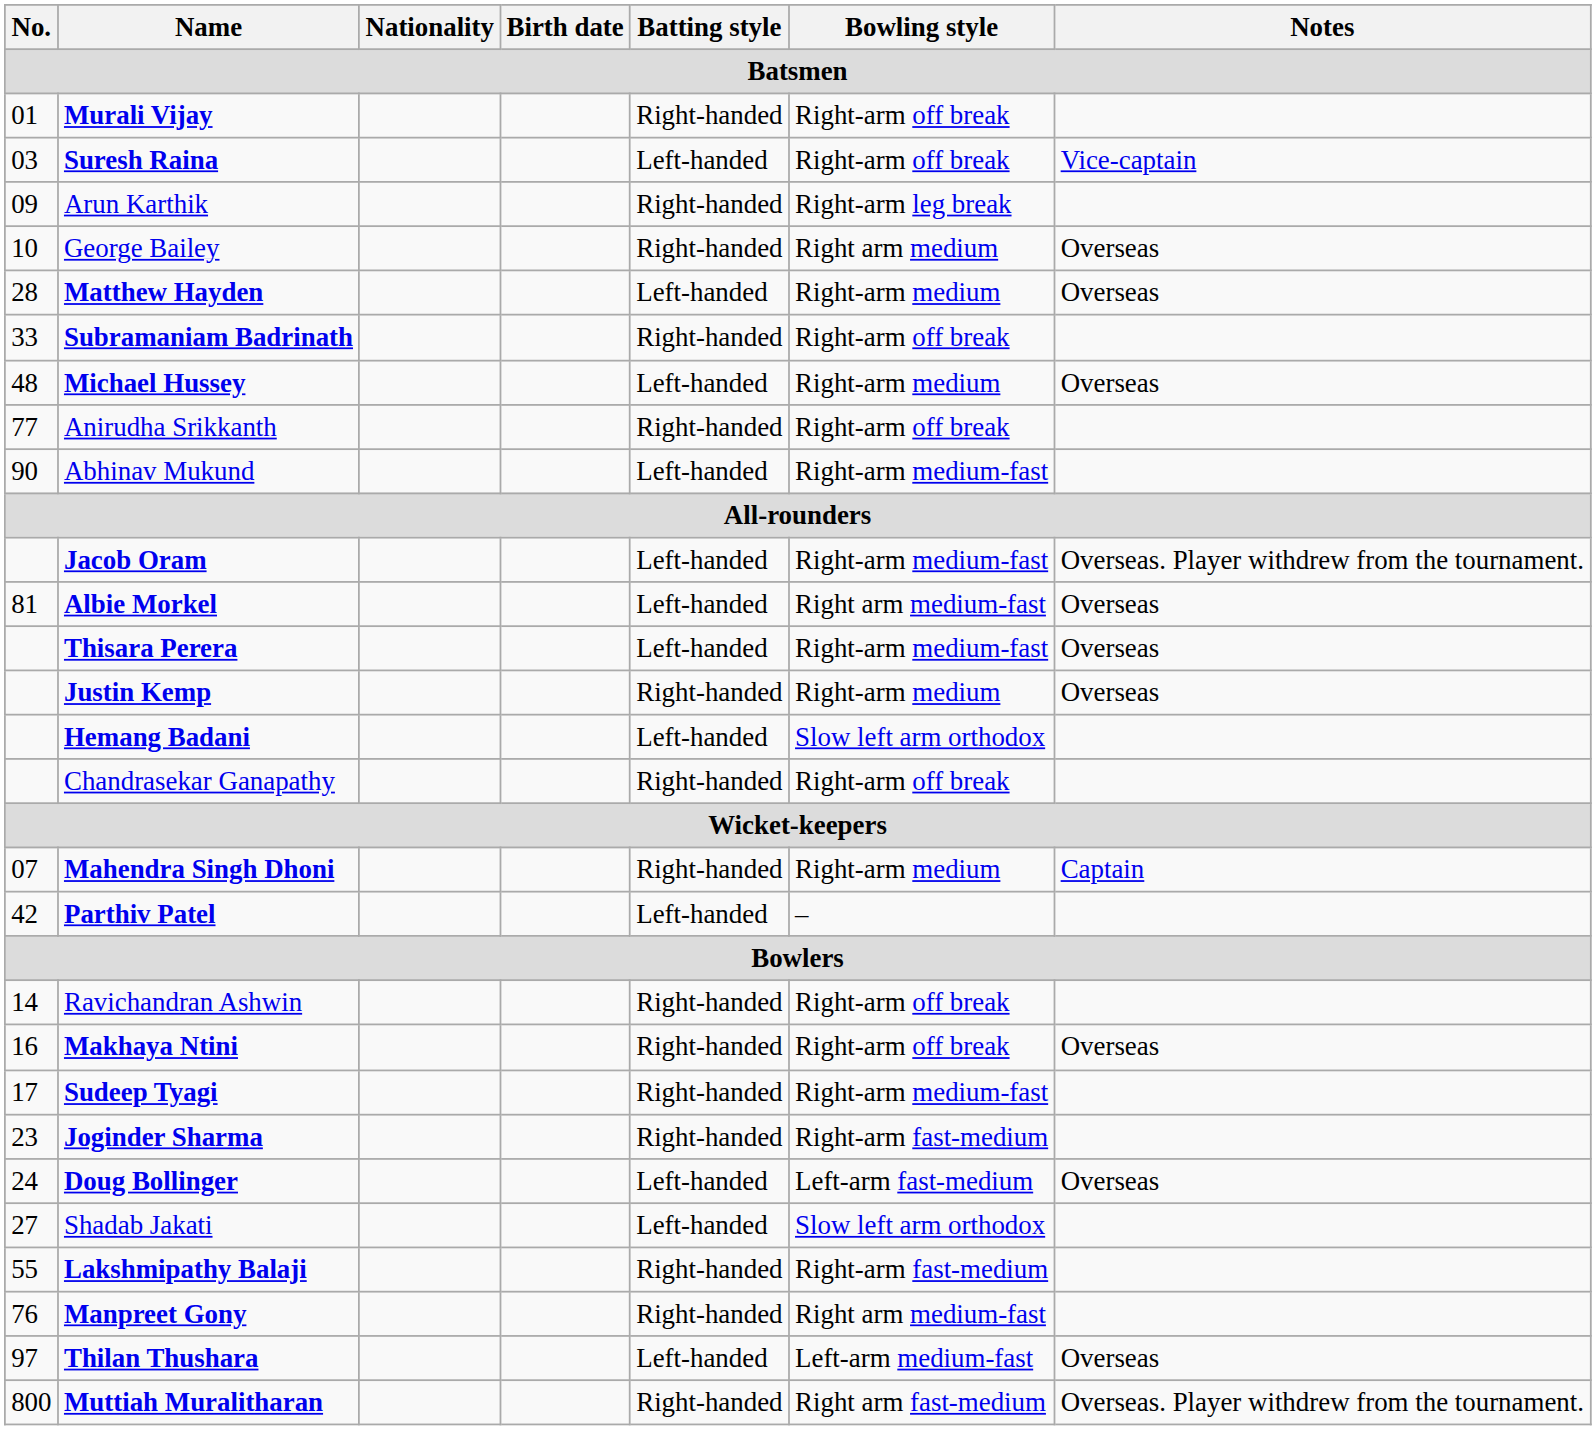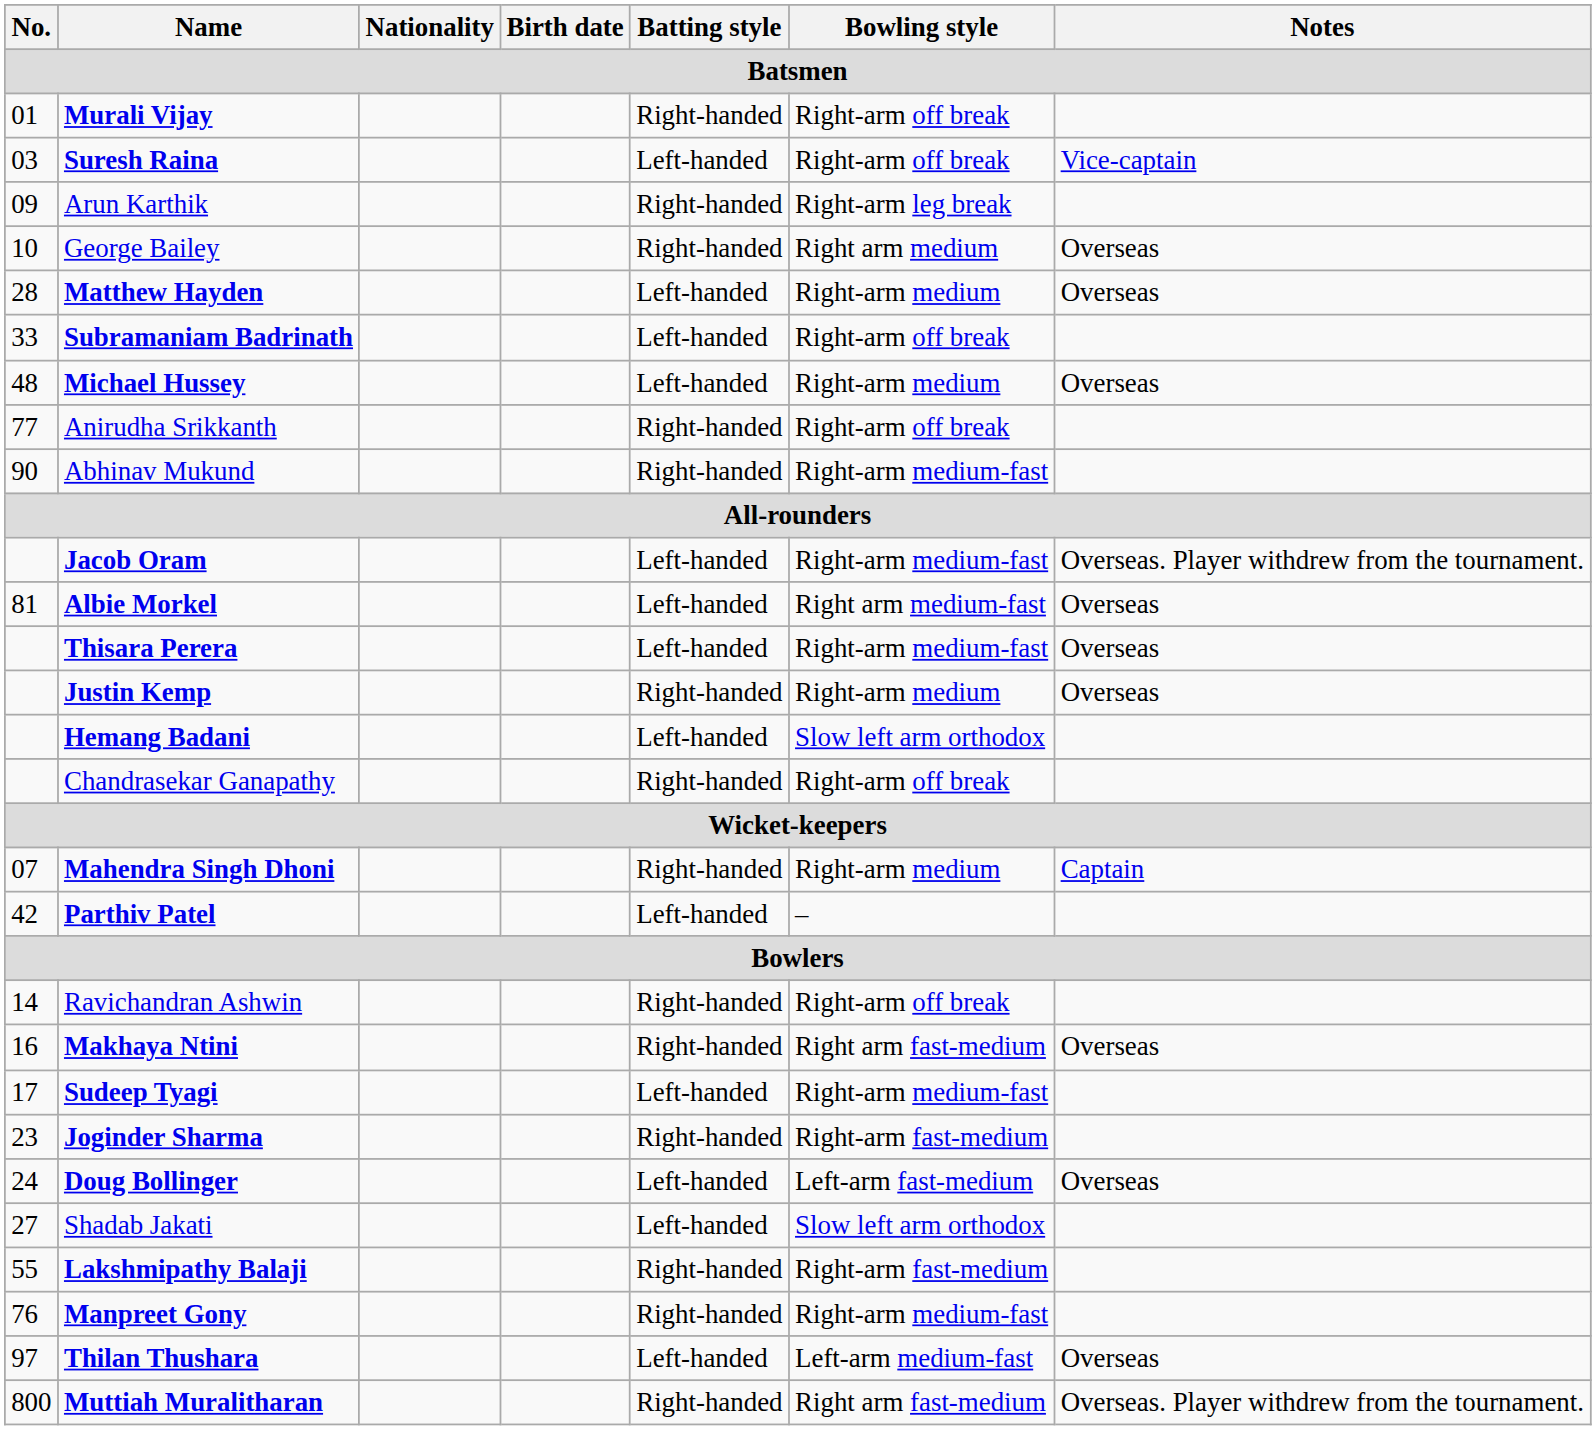(709, 337) Right-handed -> (702, 337) Left-handed
(702, 470) Left-handed -> (709, 470) Right-handed
(902, 1047) Right-arm off break -> (920, 1047) Right arm fast-medium
(709, 1091) Right-handed -> (702, 1091) Left-handed
(920, 1313) Right arm medium-fast -> (922, 1313) Right-arm medium-fast
